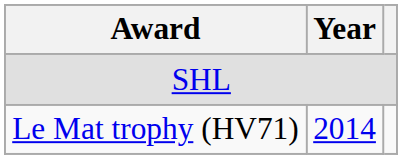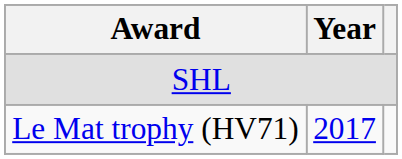(345, 128) 2014 -> (345, 128) 2017
